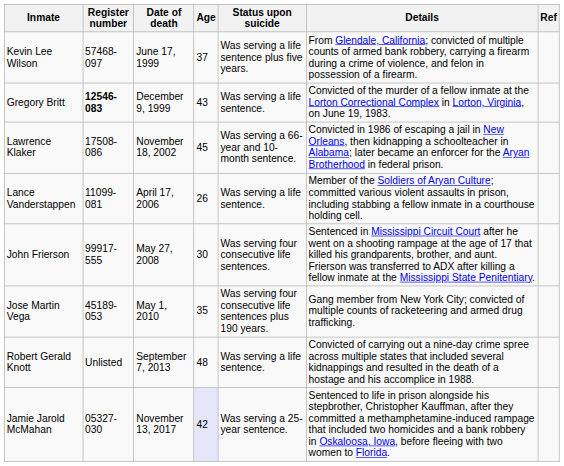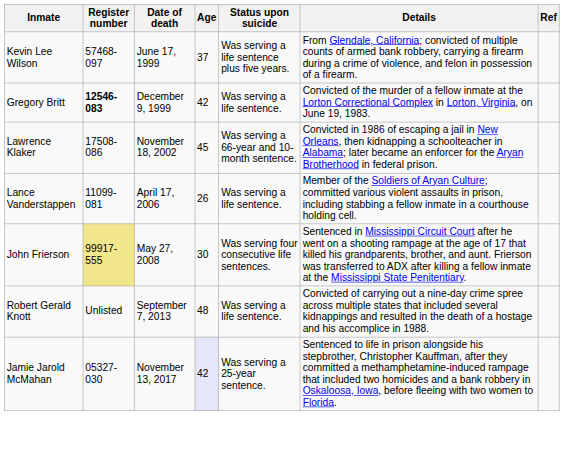(202, 102) 43 -> (203, 102) 42
(101, 255) no background -> (101, 255) khaki background
- row: (33, 311)
